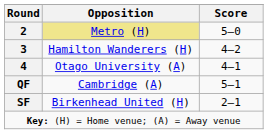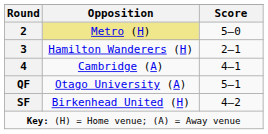(231, 49) 4–2 -> (231, 49) 2–1
(121, 67) Otago University (A) -> (121, 67) Cambridge (A)
(121, 85) Cambridge (A) -> (121, 85) Otago University (A)
(231, 102) 2–1 -> (231, 102) 4–2
